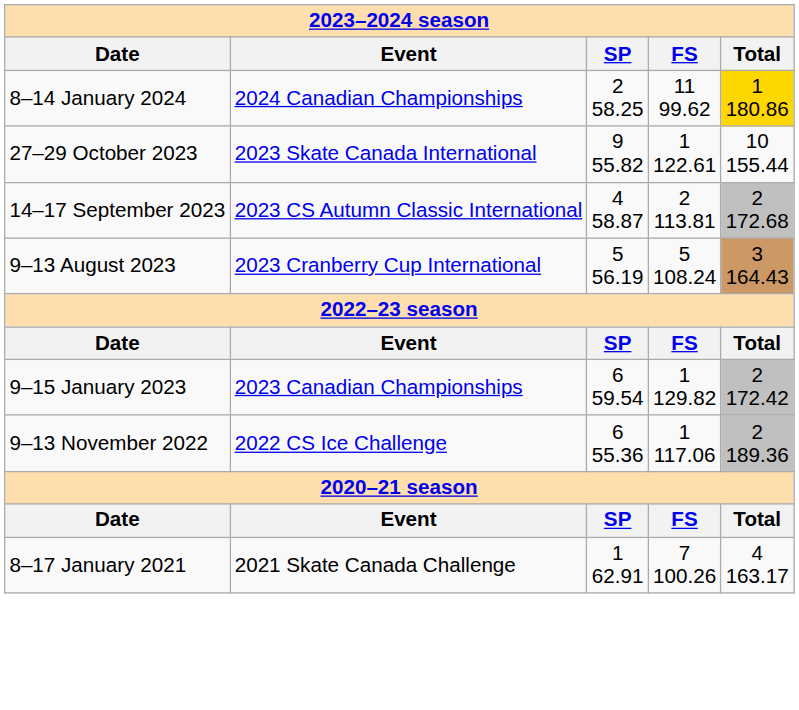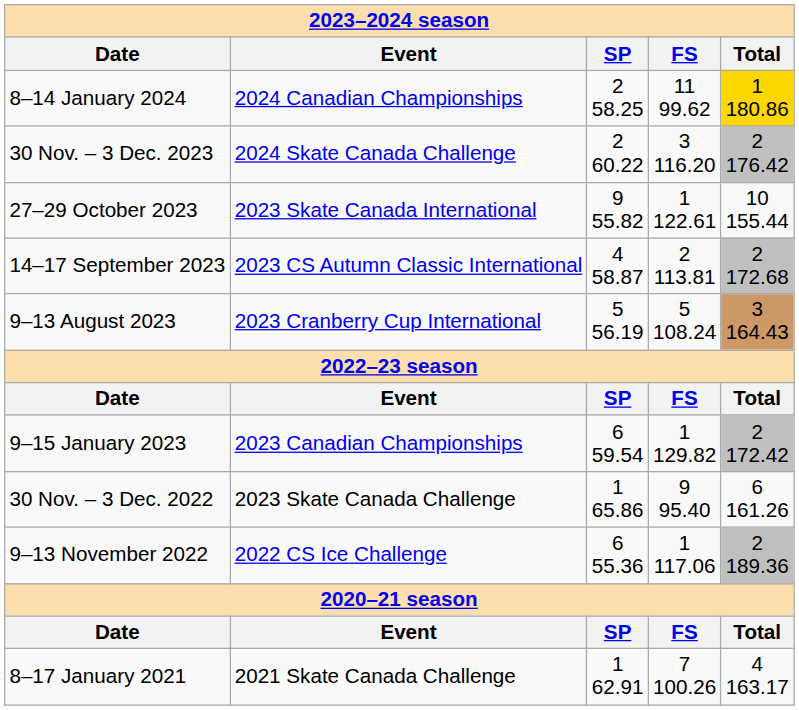+ row: (111, 153)
+ row: (111, 499)
